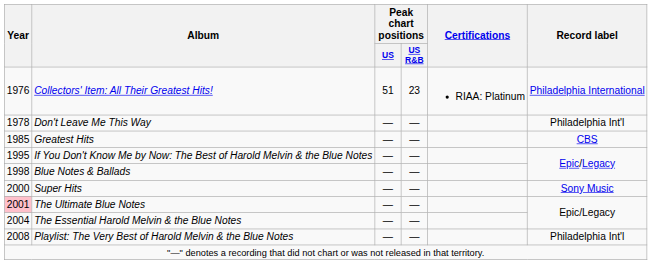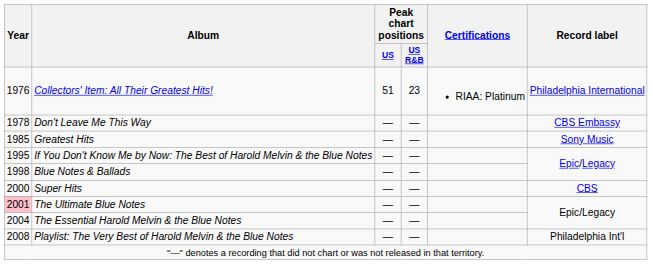(587, 123) Philadelphia Int'l -> (587, 123) CBS Embassy
(587, 139) CBS -> (587, 139) Sony Music
(587, 188) Sony Music -> (587, 188) CBS
